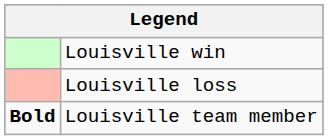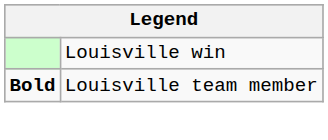- row: (151, 85)
